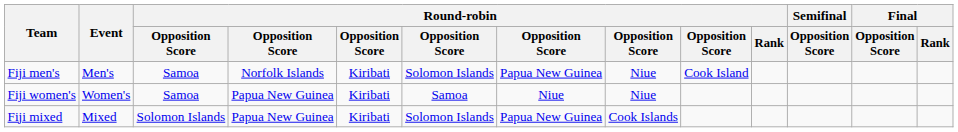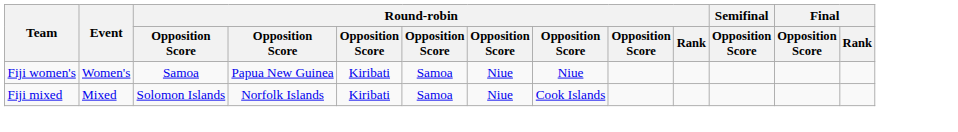- row: (34, 73)
(283, 116) Papua New Guinea -> (283, 94) Norfolk Islands
(449, 116) Solomon Islands -> (435, 94) Samoa
(551, 116) Papua New Guinea -> (500, 94) Niue
